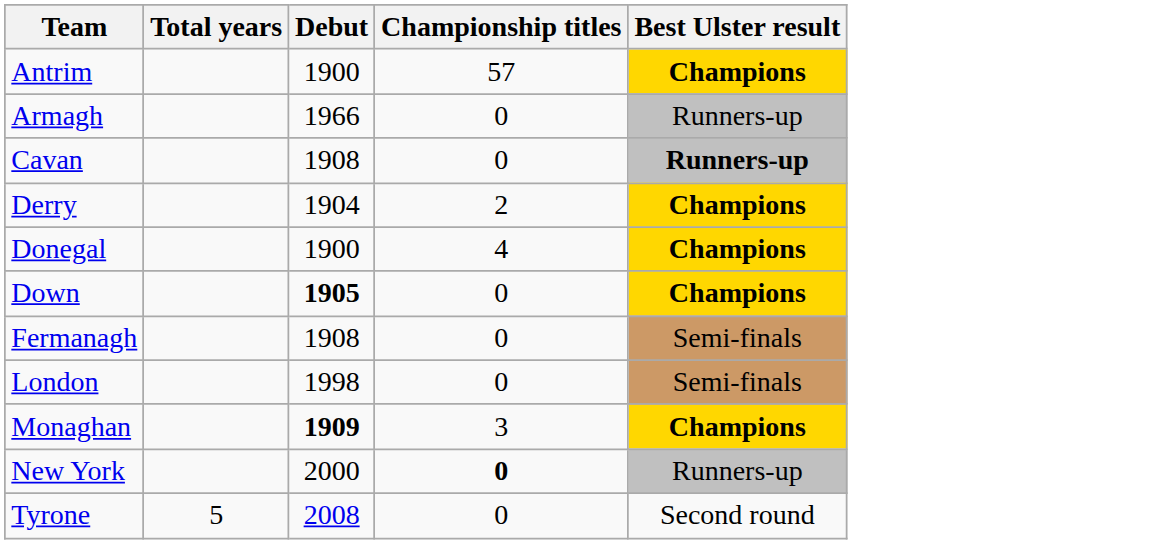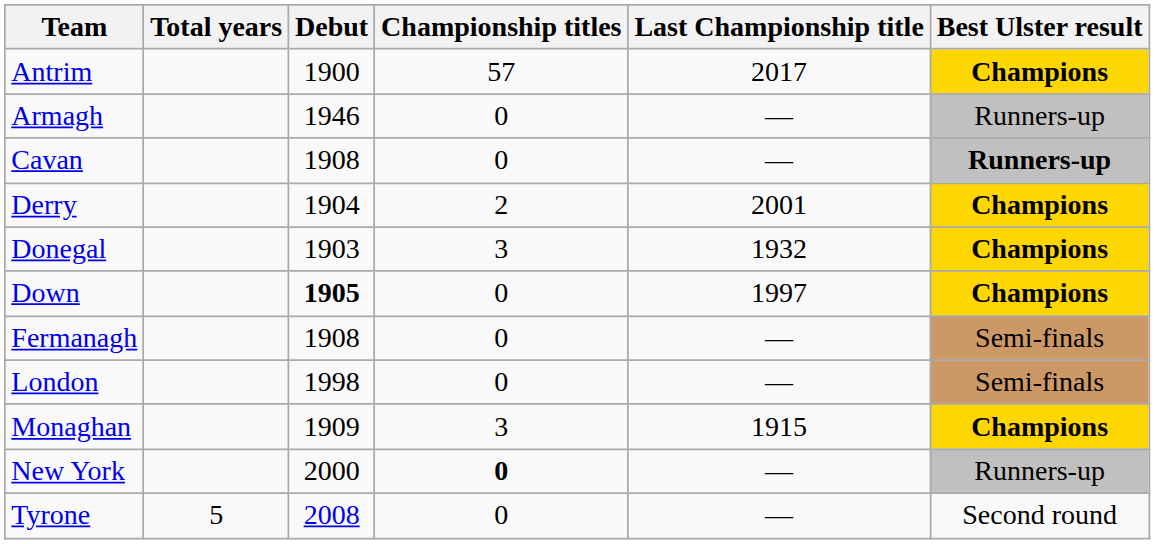+ column: (779, 26)
(332, 115) 1966 -> (332, 115) 1946
(332, 248) 1900 -> (332, 248) 1903
(501, 248) 4 -> (501, 248) 3
(332, 426) bold -> (332, 426) normal
